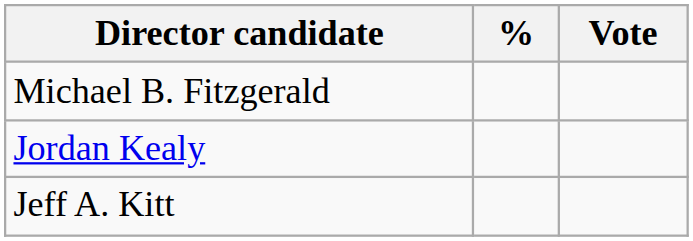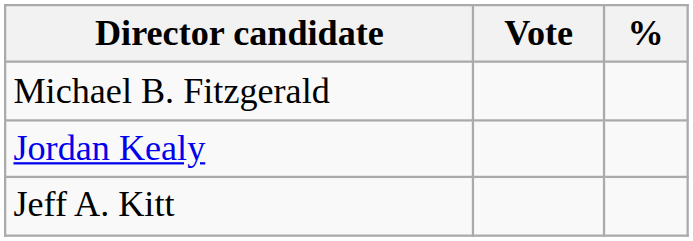columns swapped: (623, 33) <-> (516, 33)
